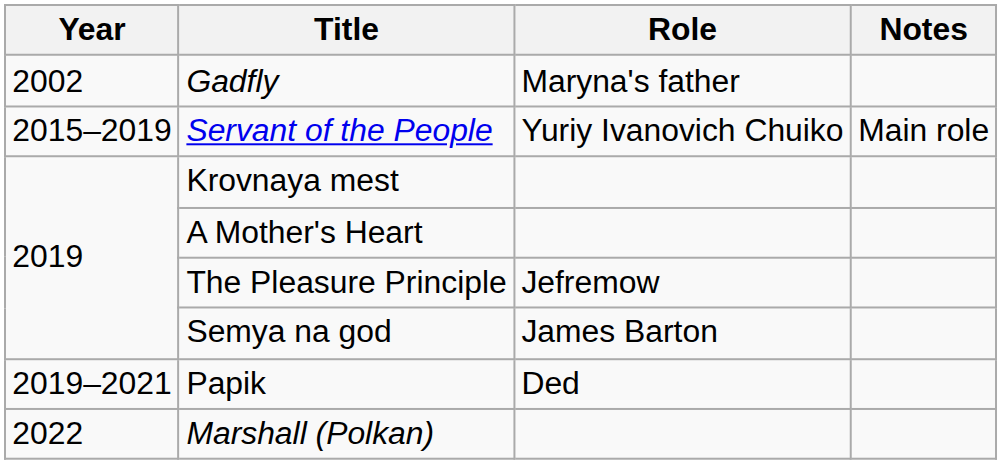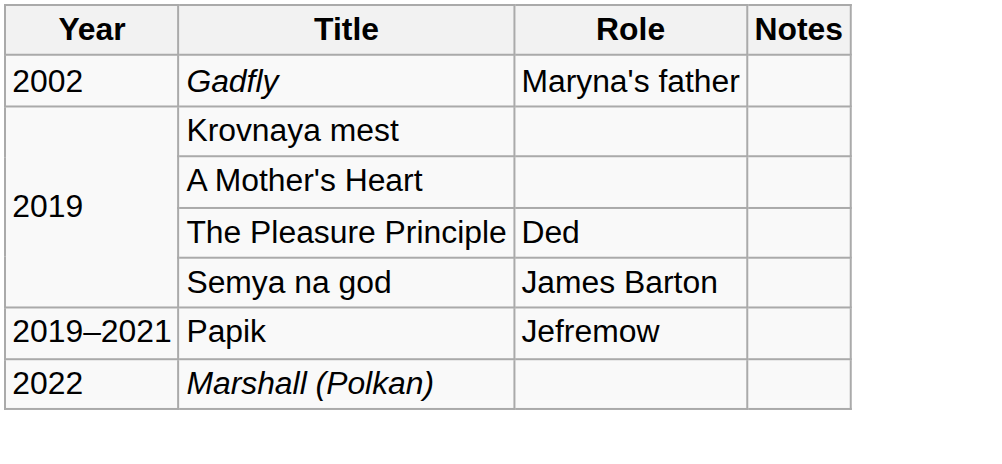- row: (340, 130)
(590, 282) Jefremow -> (551, 231) Ded
(551, 383) Ded -> (590, 332) Jefremow
